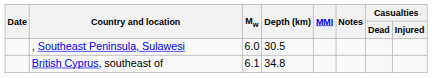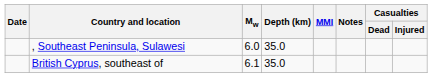(275, 47) 30.5 -> (275, 47) 35.0
(275, 64) 34.8 -> (275, 64) 35.0
